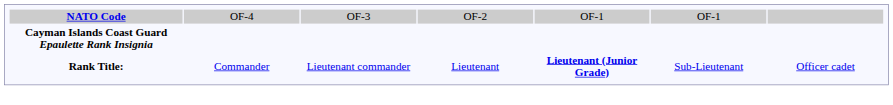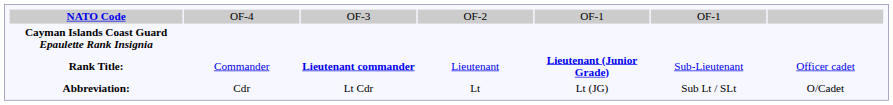(358, 66) normal -> (358, 66) bold
+ row: (96, 88)
